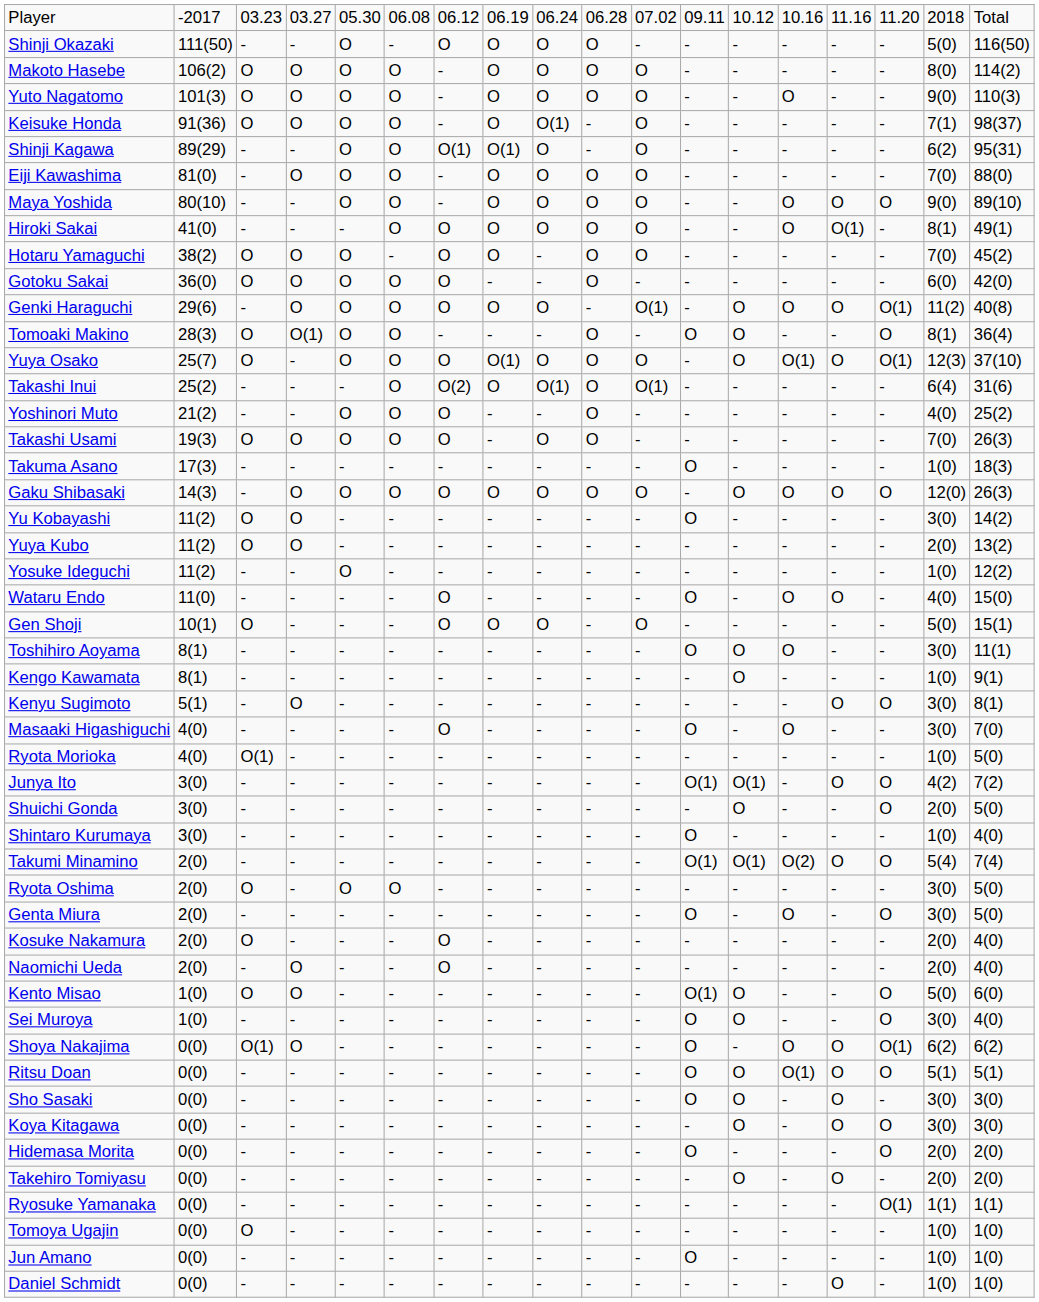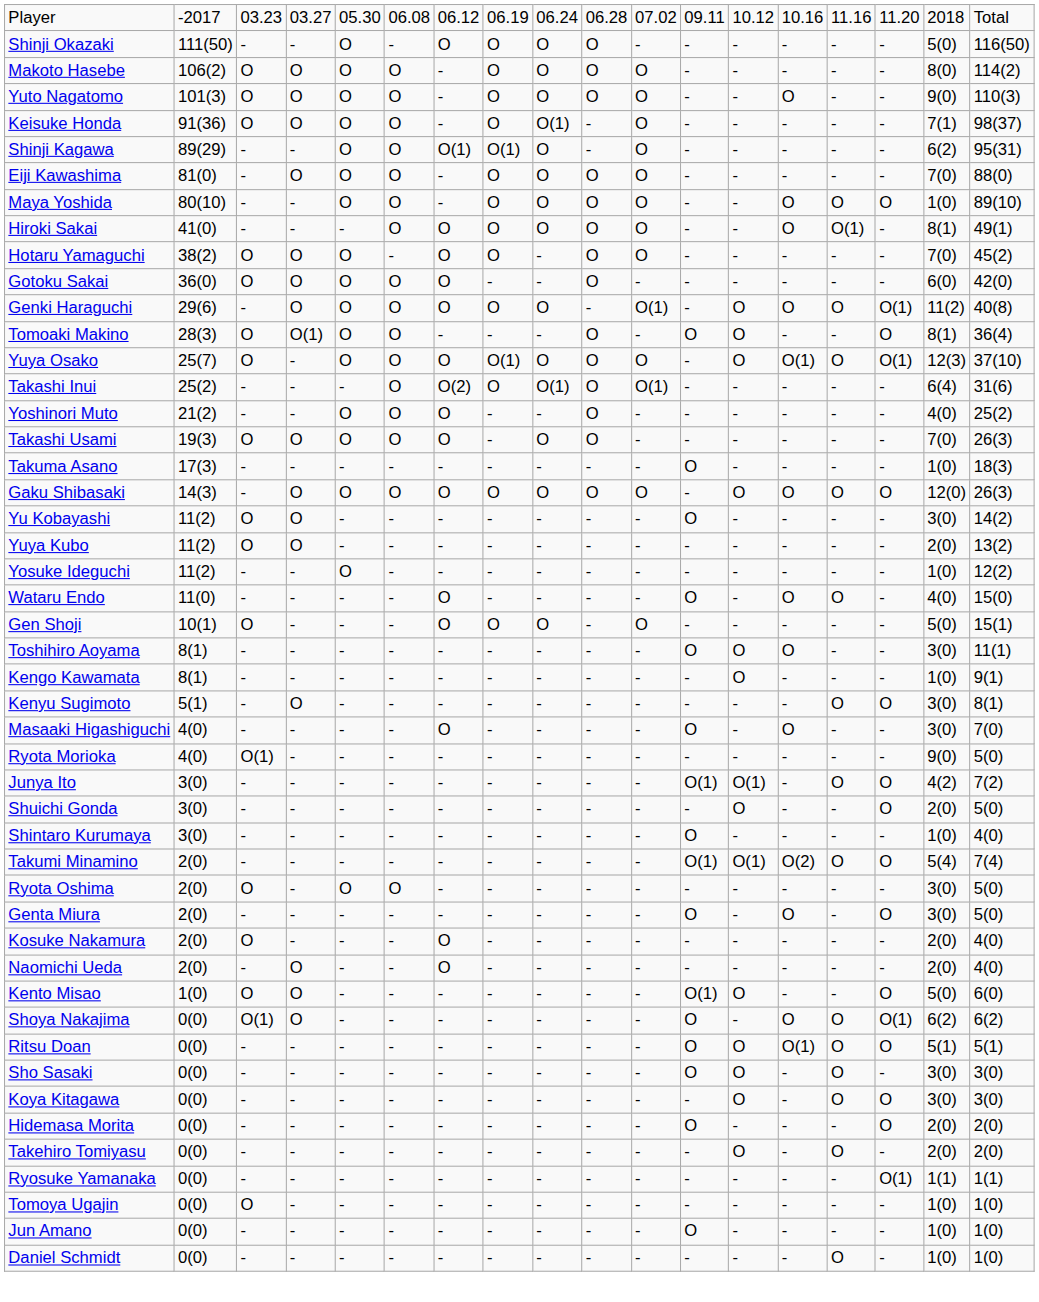(942, 202) 9(0) -> (942, 202) 1(0)
(942, 756) 1(0) -> (942, 756) 9(0)
- row: (50, 1020)
